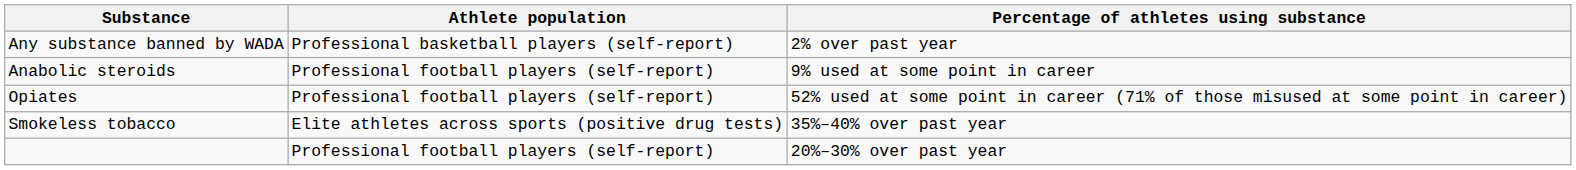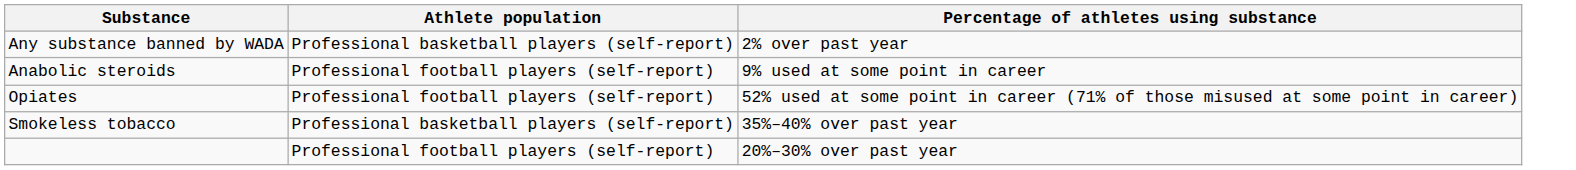(537, 125) Elite athletes across sports (positive drug tests) -> (513, 125) Professional basketball players (self-report)
